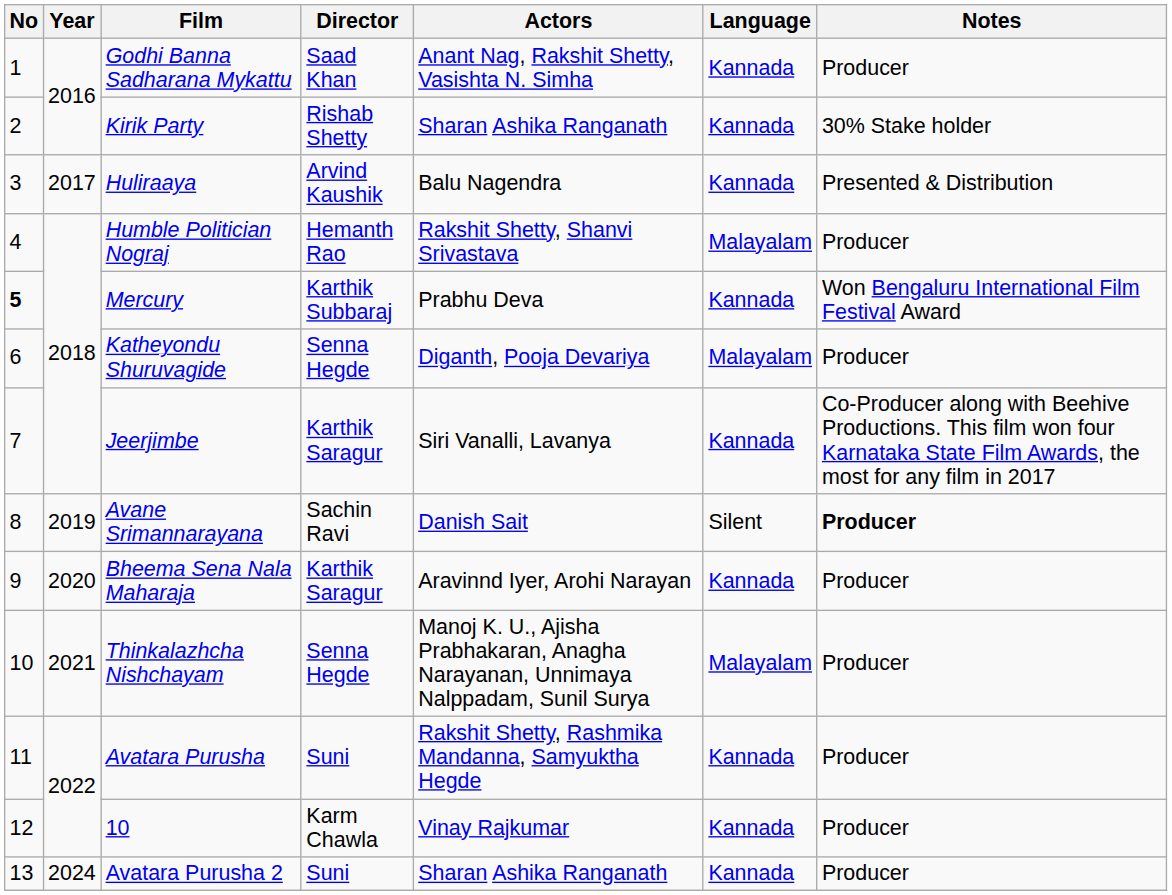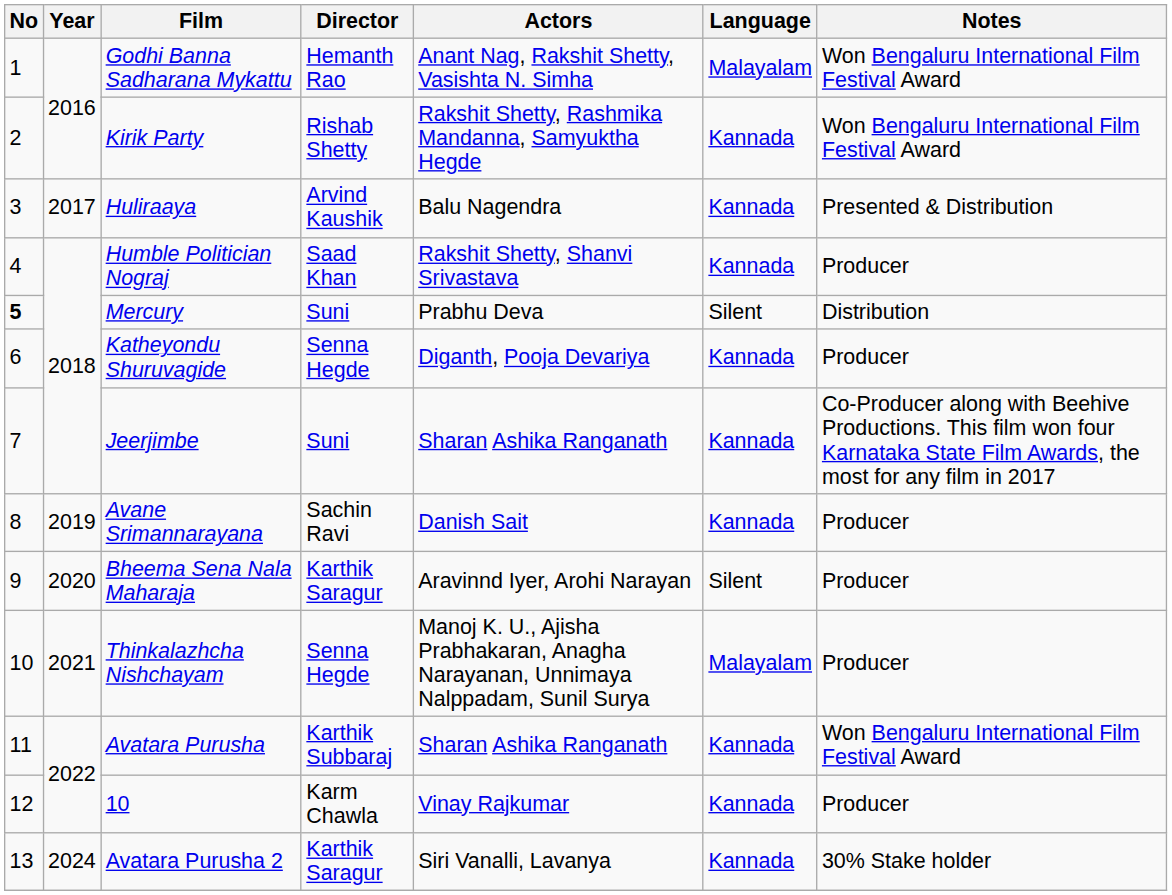(331, 67) Saad Khan -> (350, 67) Hemanth Rao
(751, 67) Kannada -> (760, 67) Malayalam
(865, 67) Producer -> (981, 67) Won Bengaluru International Film Festival Award
(543, 125) Sharan Ashika Ranganath -> (540, 137) Rakshit Shetty, Rashmika Mandanna, Samyuktha Hegde
(907, 125) 30% Stake holder -> (981, 137) Won Bengaluru International Film Festival Award
(350, 241) Hemanth Rao -> (331, 266) Saad Khan
(760, 241) Malayalam -> (751, 266) Kannada
(349, 300) Karthik Subbaraj -> (328, 312) Suni
(751, 300) Kannada -> (735, 312) Silent
(981, 300) Won Bengaluru International Film Festival Award -> (876, 312) Distribution
(760, 358) Malayalam -> (751, 358) Kannada
(344, 440) Karthik Saragur -> (328, 440) Suni
(515, 440) Siri Vanalli, Lavanya -> (543, 440) Sharan Ashika Ranganath
(735, 522) Silent -> (751, 522) Kannada
(869, 522) bold -> (865, 522) normal
(751, 580) Kannada -> (735, 580) Silent
(328, 757) Suni -> (349, 745) Karthik Subbaraj
(540, 757) Rakshit Shetty, Rashmika Mandanna, Samyuktha Hegde -> (543, 745) Sharan Ashika Ranganath
(865, 757) Producer -> (981, 745) Won Bengaluru International Film Festival Award
(328, 873) Suni -> (344, 861) Karthik Saragur
(543, 873) Sharan Ashika Ranganath -> (515, 861) Siri Vanalli, Lavanya
(865, 873) Producer -> (907, 861) 30% Stake holder
